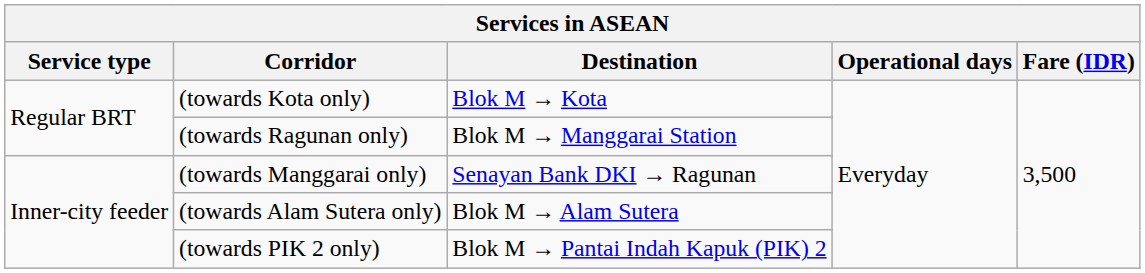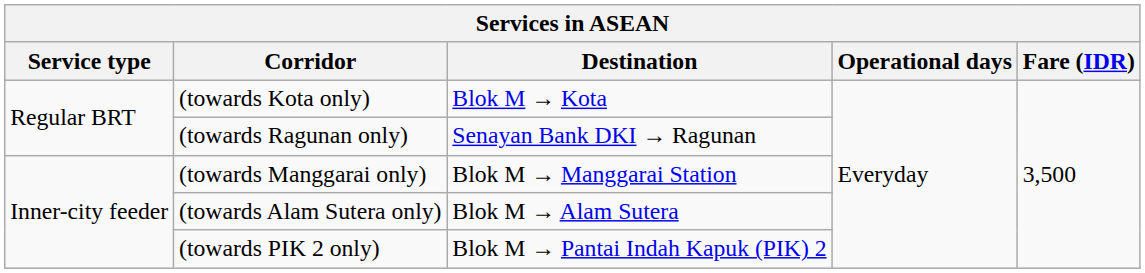(594, 135) Blok M → Manggarai Station -> (604, 135) Senayan Bank DKI → Ragunan
(604, 173) Senayan Bank DKI → Ragunan -> (594, 173) Blok M → Manggarai Station
